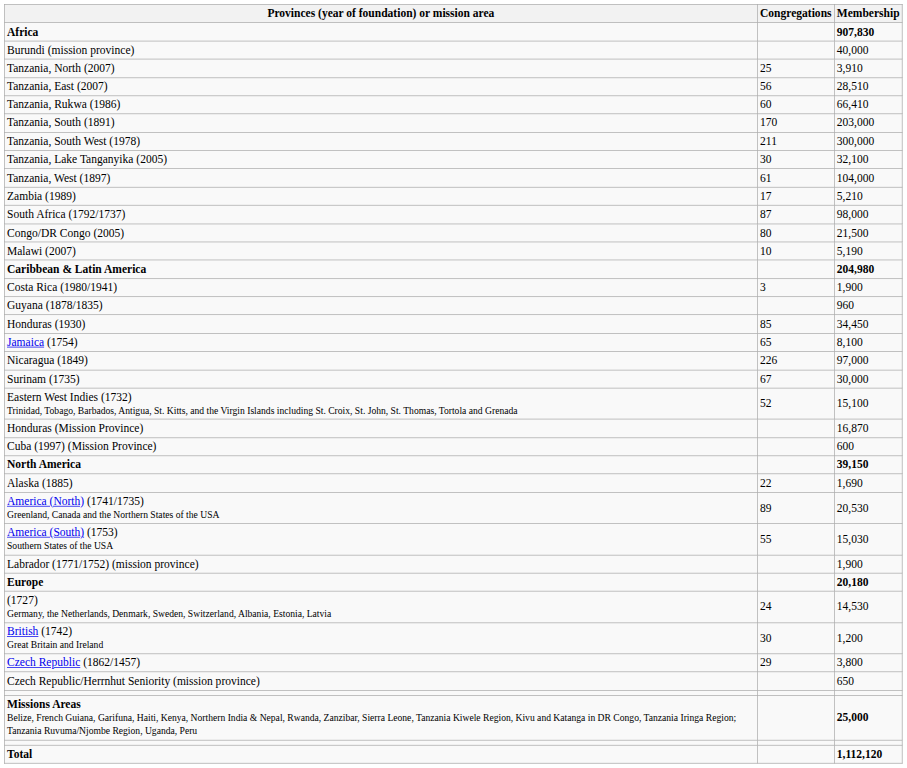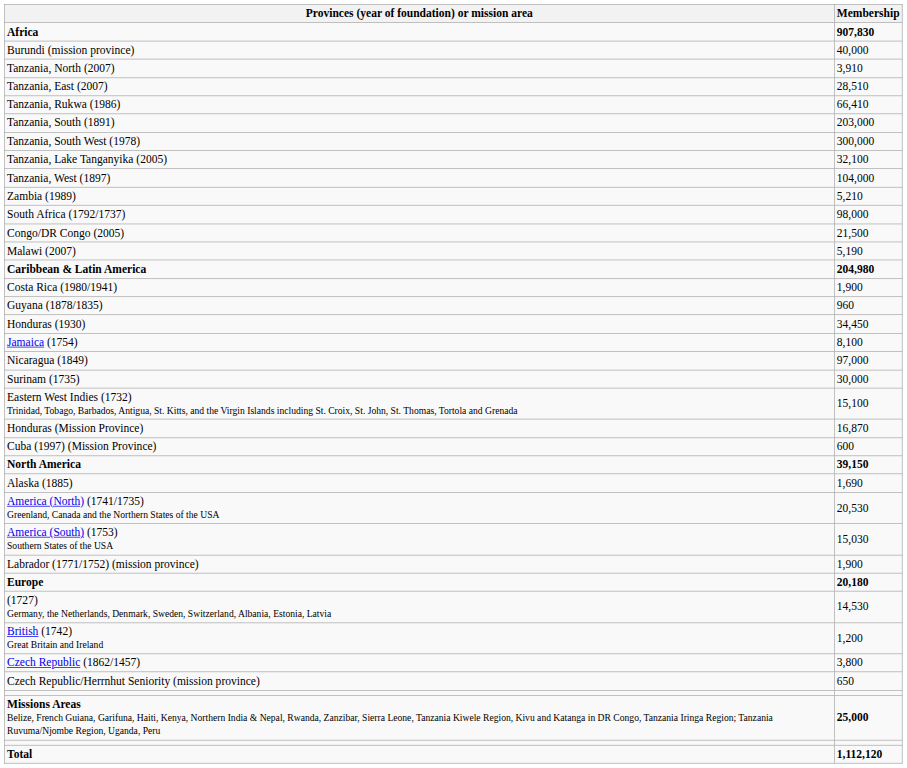- column: (796, 13)
